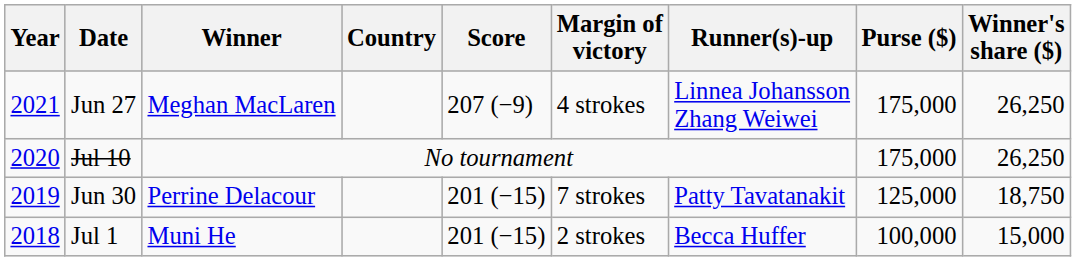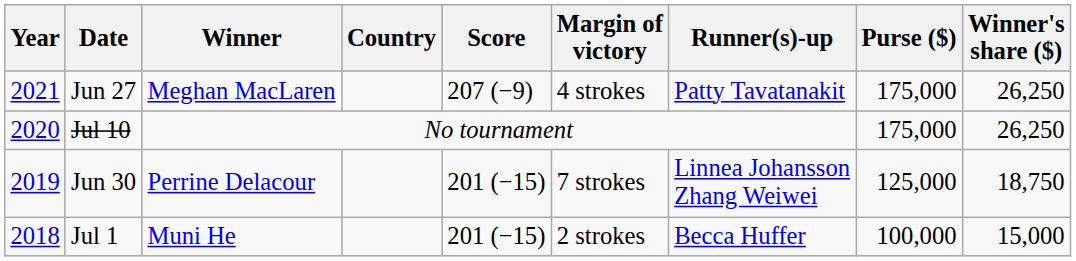(762, 104) Linnea Johansson Zhang Weiwei -> (760, 90) Patty Tavatanakit
(760, 196) Patty Tavatanakit -> (762, 182) Linnea Johansson Zhang Weiwei
